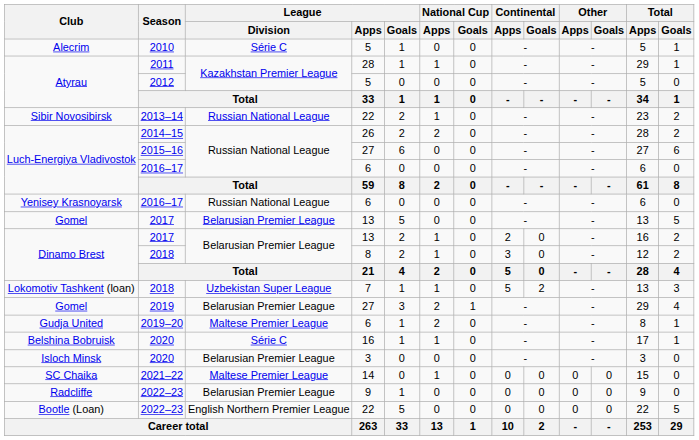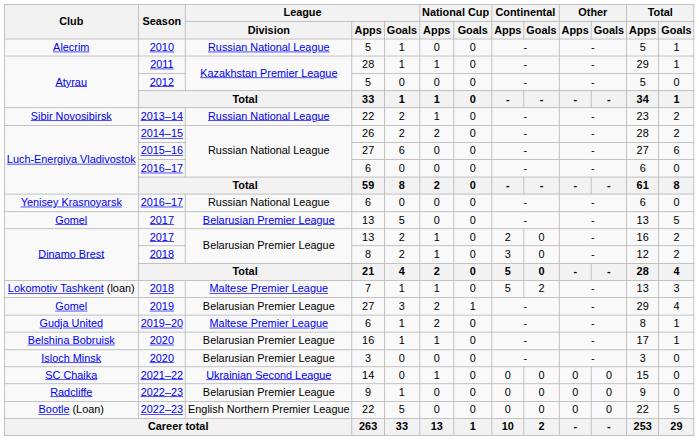(269, 47) Série C -> (269, 47) Russian National League
(269, 289) Uzbekistan Super League -> (269, 289) Maltese Premier League
(269, 340) Série C -> (269, 340) Belarusian Premier League
(269, 375) Maltese Premier League -> (269, 375) Ukrainian Second League
